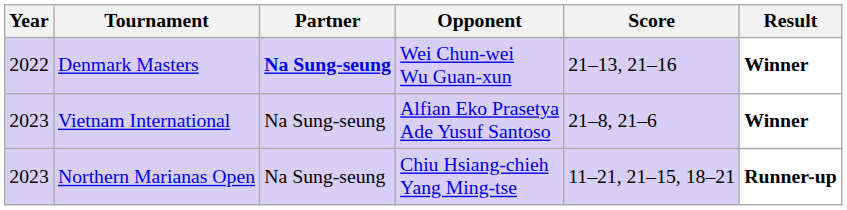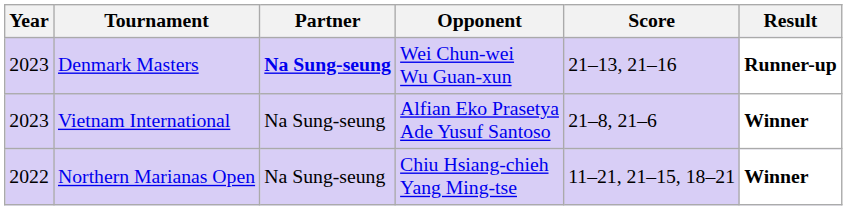(29, 65) 2022 -> (29, 65) 2023
(776, 65) Winner -> (790, 65) Runner-up
(29, 176) 2023 -> (29, 176) 2022
(790, 176) Runner-up -> (776, 176) Winner
